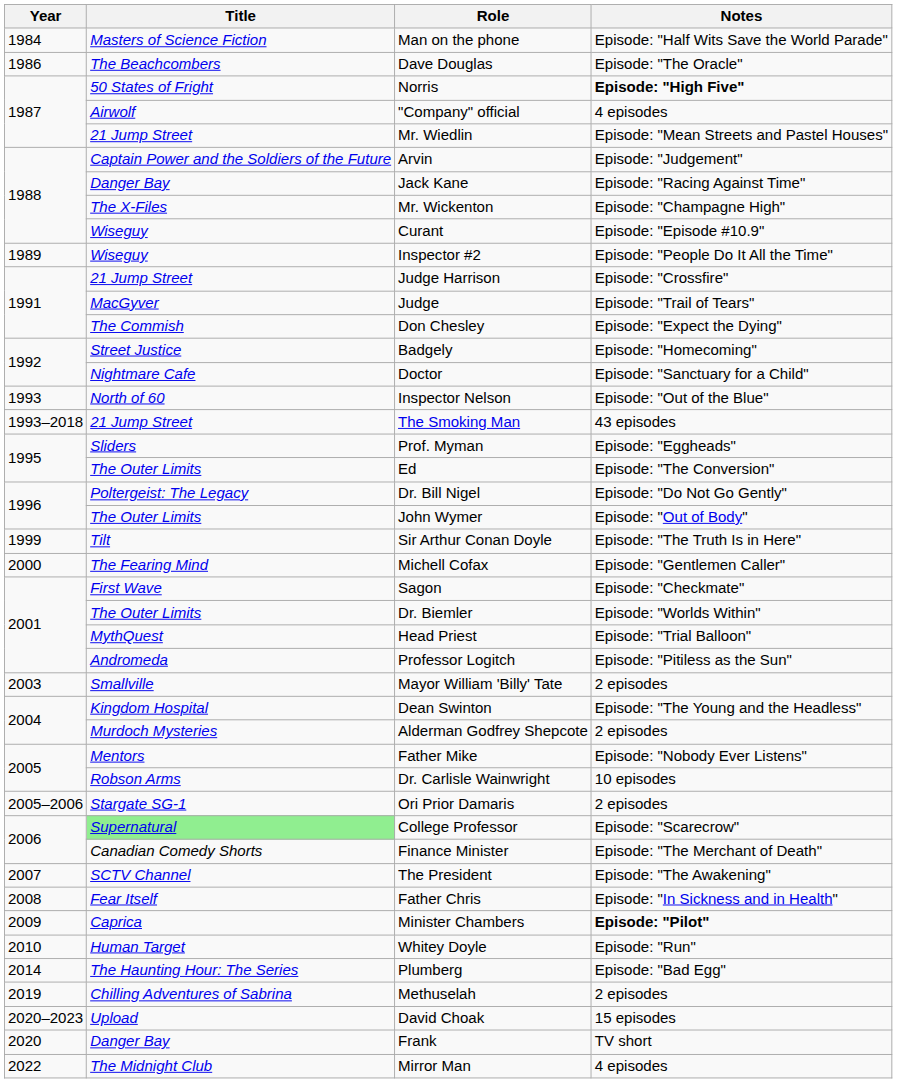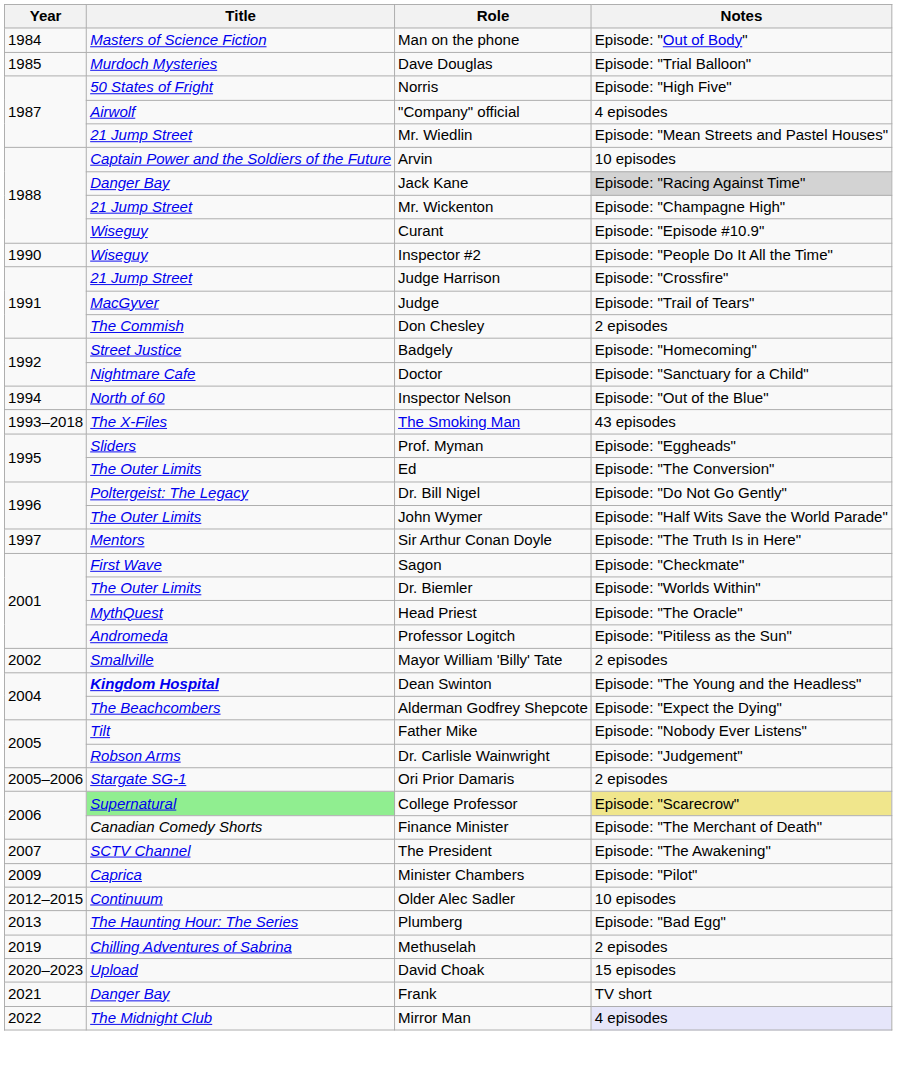(741, 40) Episode: "Half Wits Save the World Parade" -> (671, 40) Episode: "Out of Body"
(25, 64) 1986 -> (25, 64) 1985
(155, 64) The Beachcombers -> (154, 64) Murdoch Mysteries
(669, 64) Episode: "The Oracle" -> (673, 64) Episode: "Trial Balloon"
(670, 87) bold -> (663, 87) normal
(669, 159) Episode: "Judgement" -> (635, 159) 10 episodes
(700, 183) no background -> (700, 183) lightgrey background
(129, 207) The X-Files -> (141, 207) 21 Jump Street
(25, 254) 1989 -> (25, 254) 1990
(688, 326) Episode: "Expect the Dying" -> (631, 326) 2 episodes
(25, 398) 1993 -> (25, 398) 1994
(141, 421) 21 Jump Street -> (129, 421) The X-Files
(671, 517) Episode: "Out of Body" -> (741, 517) Episode: "Half Wits Save the World Parade"
(25, 541) 1999 -> (25, 541) 1997
(100, 541) Tilt -> (117, 541) Mentors
- row: (443, 565)
(673, 636) Episode: "Trial Balloon" -> (669, 612) Episode: "The Oracle"
(25, 684) 2003 -> (25, 660) 2002
(149, 708) normal -> (154, 684) bold
(154, 732) Murdoch Mysteries -> (155, 708) The Beachcombers
(631, 732) 2 episodes -> (688, 708) Episode: "Expect the Dying"
(117, 755) Mentors -> (100, 732) Tilt
(635, 779) 10 episodes -> (669, 755) Episode: "Judgement"
(667, 827) no background -> (667, 803) khaki background
- row: (439, 898)
(652, 922) bold -> (646, 875) normal
- row: (442, 946)
+ row: (457, 898)
(25, 970) 2014 -> (25, 922) 2013
(25, 1042) 2020 -> (25, 994) 2021
(631, 1065) no background -> (631, 1018) lavender background
